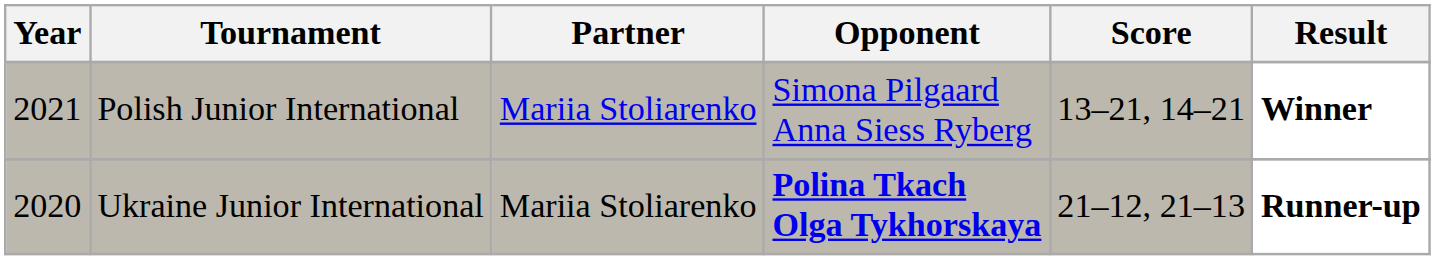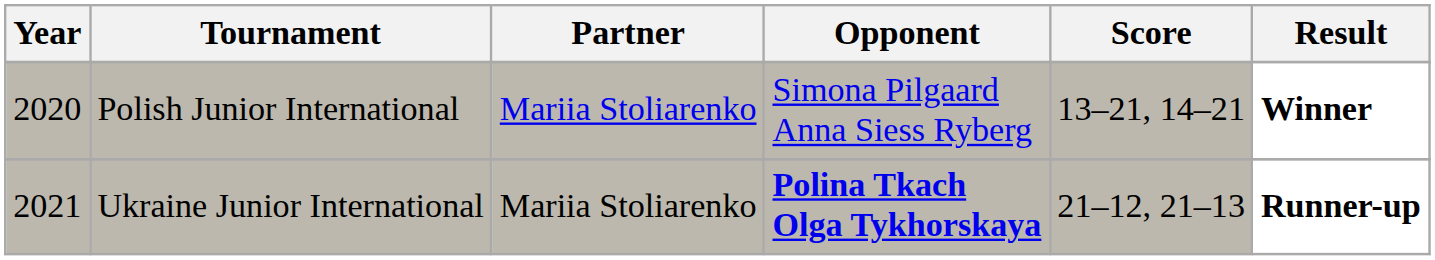(47, 109) 2021 -> (47, 109) 2020
(47, 206) 2020 -> (47, 206) 2021
